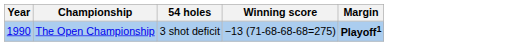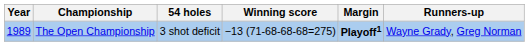+ column: (454, 13)
(19, 31) 1990 -> (19, 31) 1989
